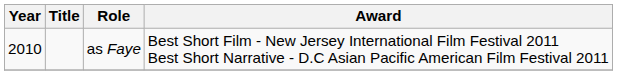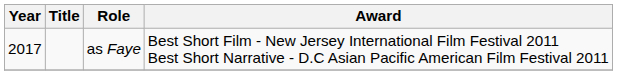(25, 49) 2010 -> (25, 49) 2017
